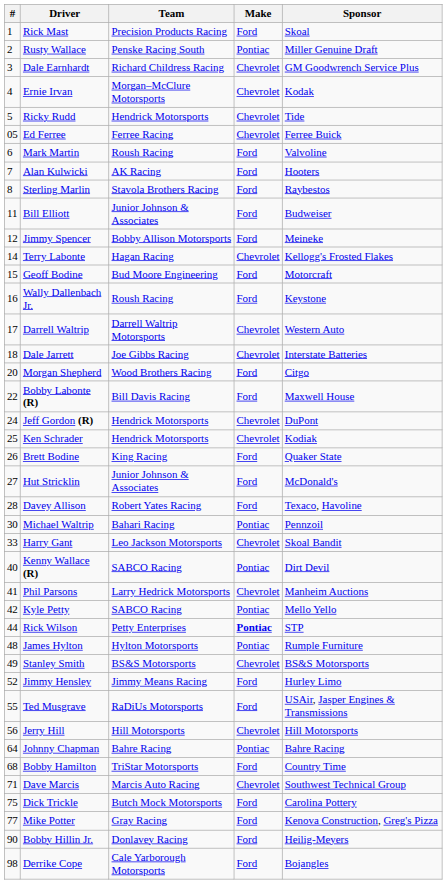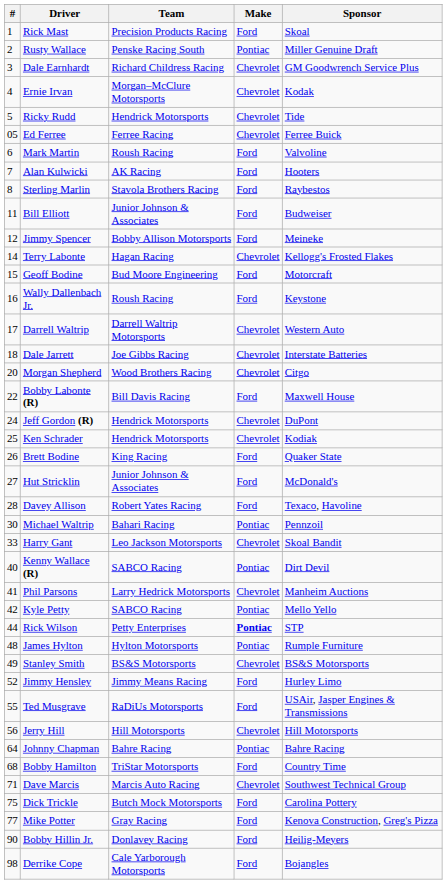(247, 372) Ford -> (258, 372) Chevrolet
